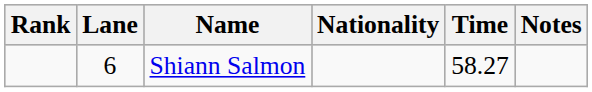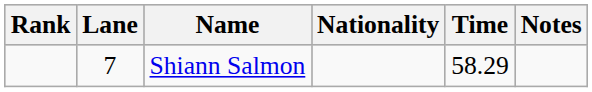(110, 65) 6 -> (110, 65) 7
(480, 65) 58.27 -> (480, 65) 58.29
